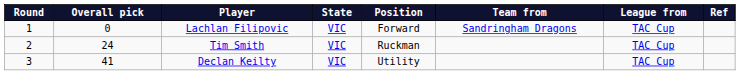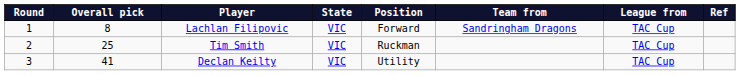(108, 29) 0 -> (108, 29) 8
(108, 45) 24 -> (108, 45) 25
